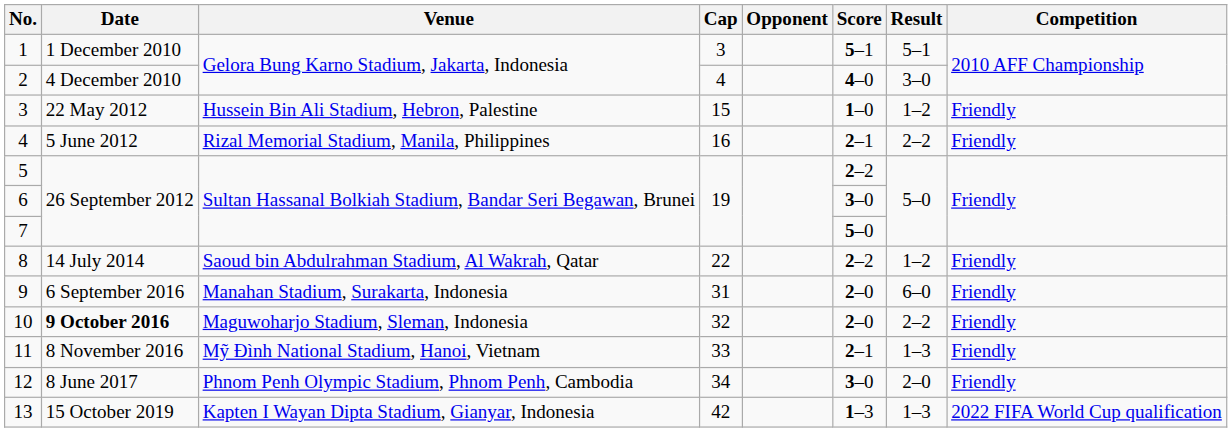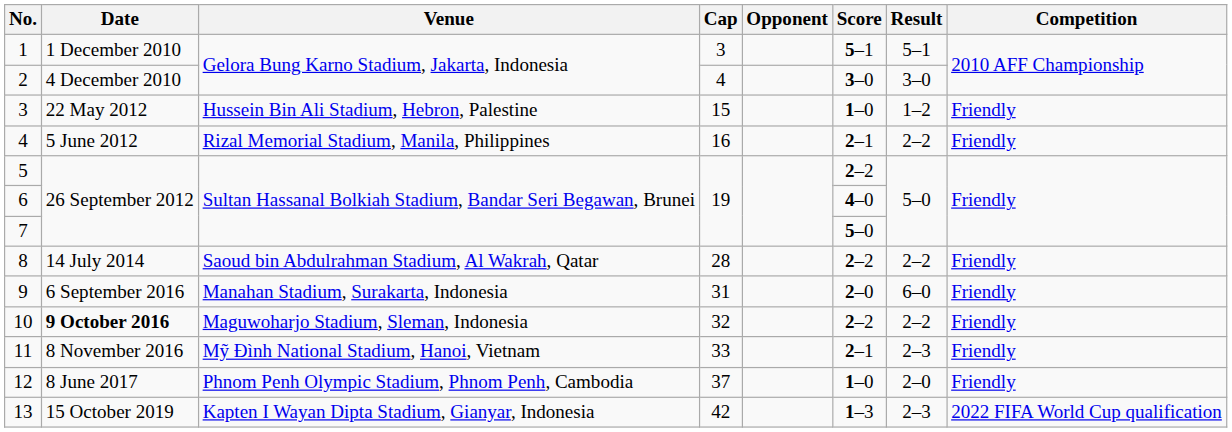(859, 79) 4–0 -> (859, 79) 3–0
(859, 200) 3–0 -> (859, 200) 4–0
(721, 261) 22 -> (721, 261) 28
(916, 261) 1–2 -> (916, 261) 2–2
(859, 321) 2–0 -> (859, 321) 2–2
(916, 351) 1–3 -> (916, 351) 2–3
(721, 381) 34 -> (721, 381) 37
(859, 381) 3–0 -> (859, 381) 1–0
(916, 412) 1–3 -> (916, 412) 2–3
